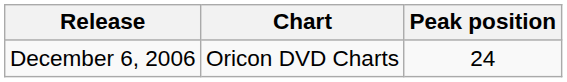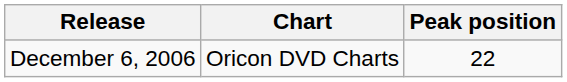(483, 58) 24 -> (483, 58) 22
